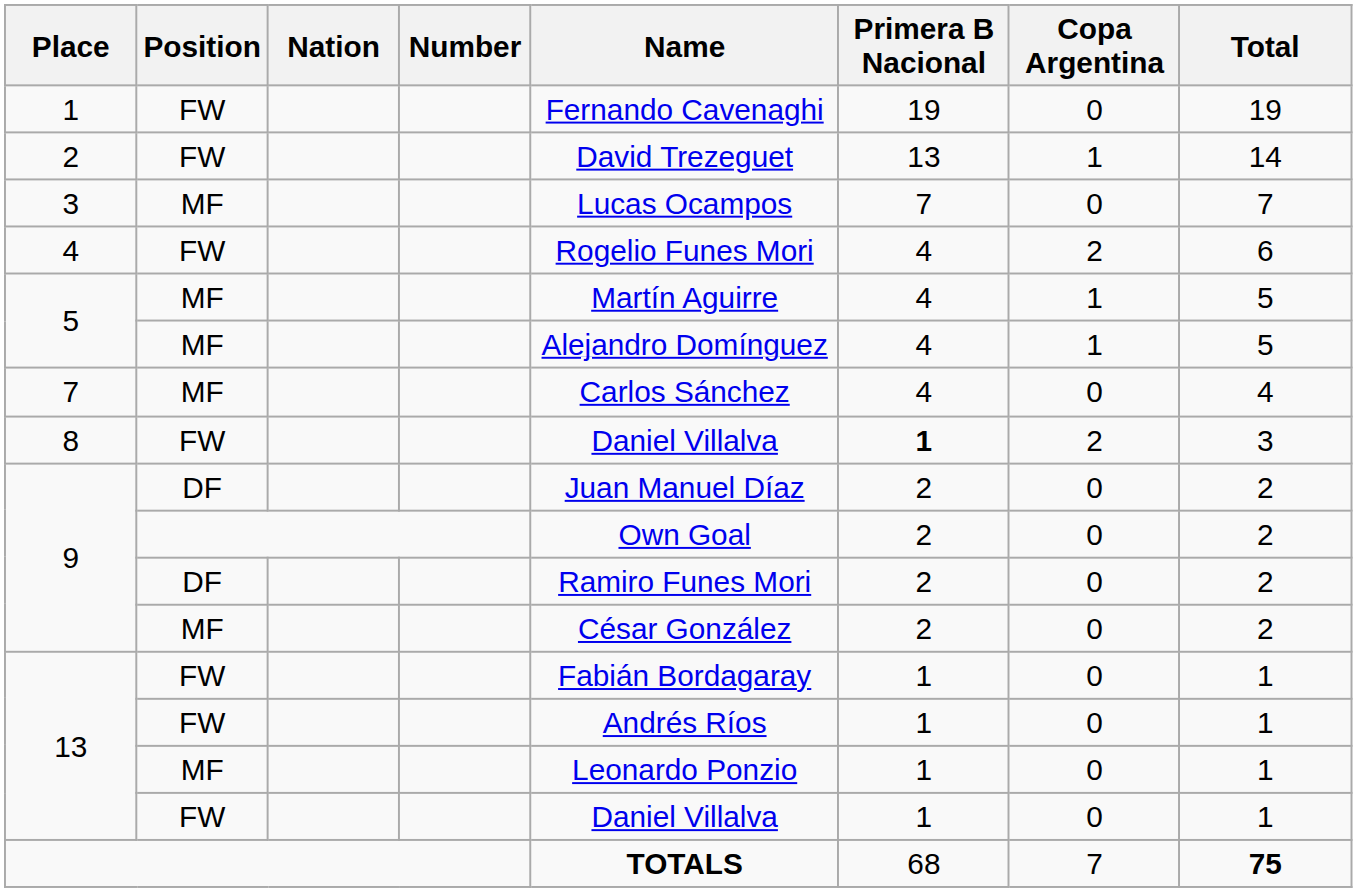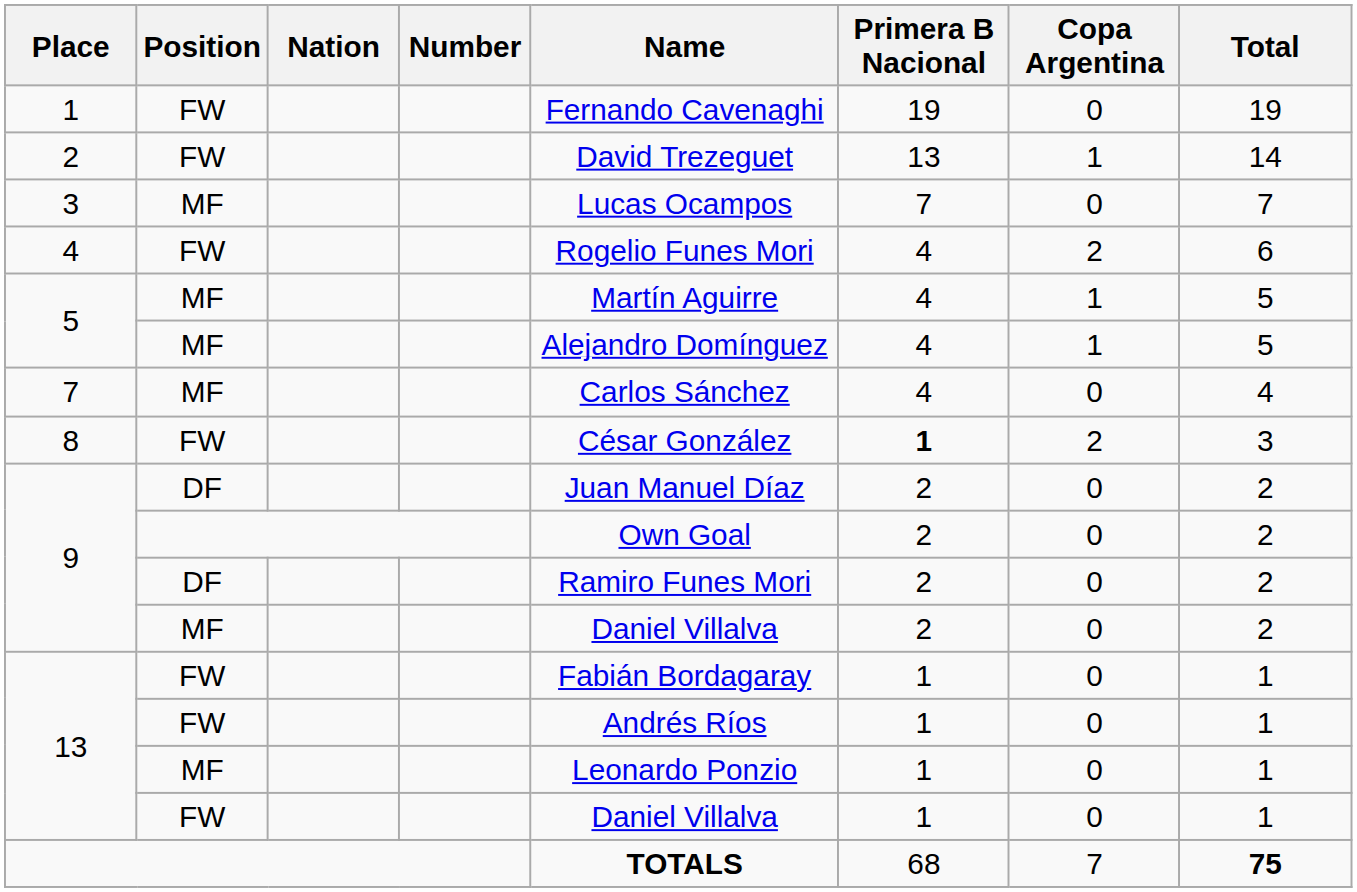(685, 439) Daniel Villalva -> (685, 439) César González
(685, 628) César González -> (685, 628) Daniel Villalva
